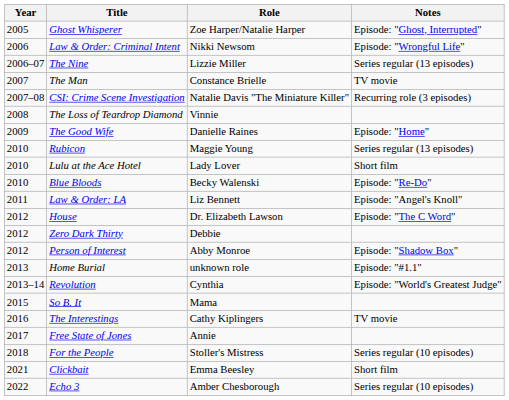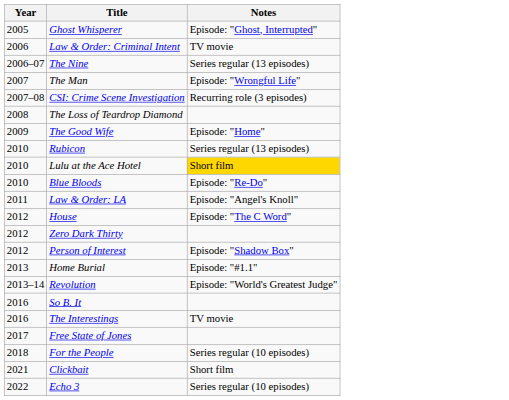- column: (269, 13)
(409, 47) Episode: "Wrongful Life" -> (211, 47) TV movie
(376, 81) TV movie -> (245, 81) Episode: "Wrongful Life"
(376, 166) no background -> (212, 166) gold background
(18, 302) 2015 -> (18, 302) 2016
